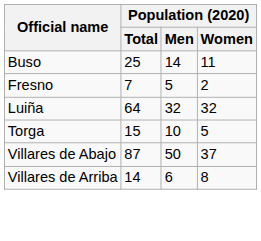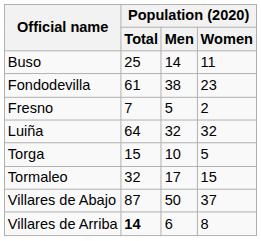+ row: (49, 85)
+ row: (38, 177)
(132, 177) normal -> (132, 223) bold
